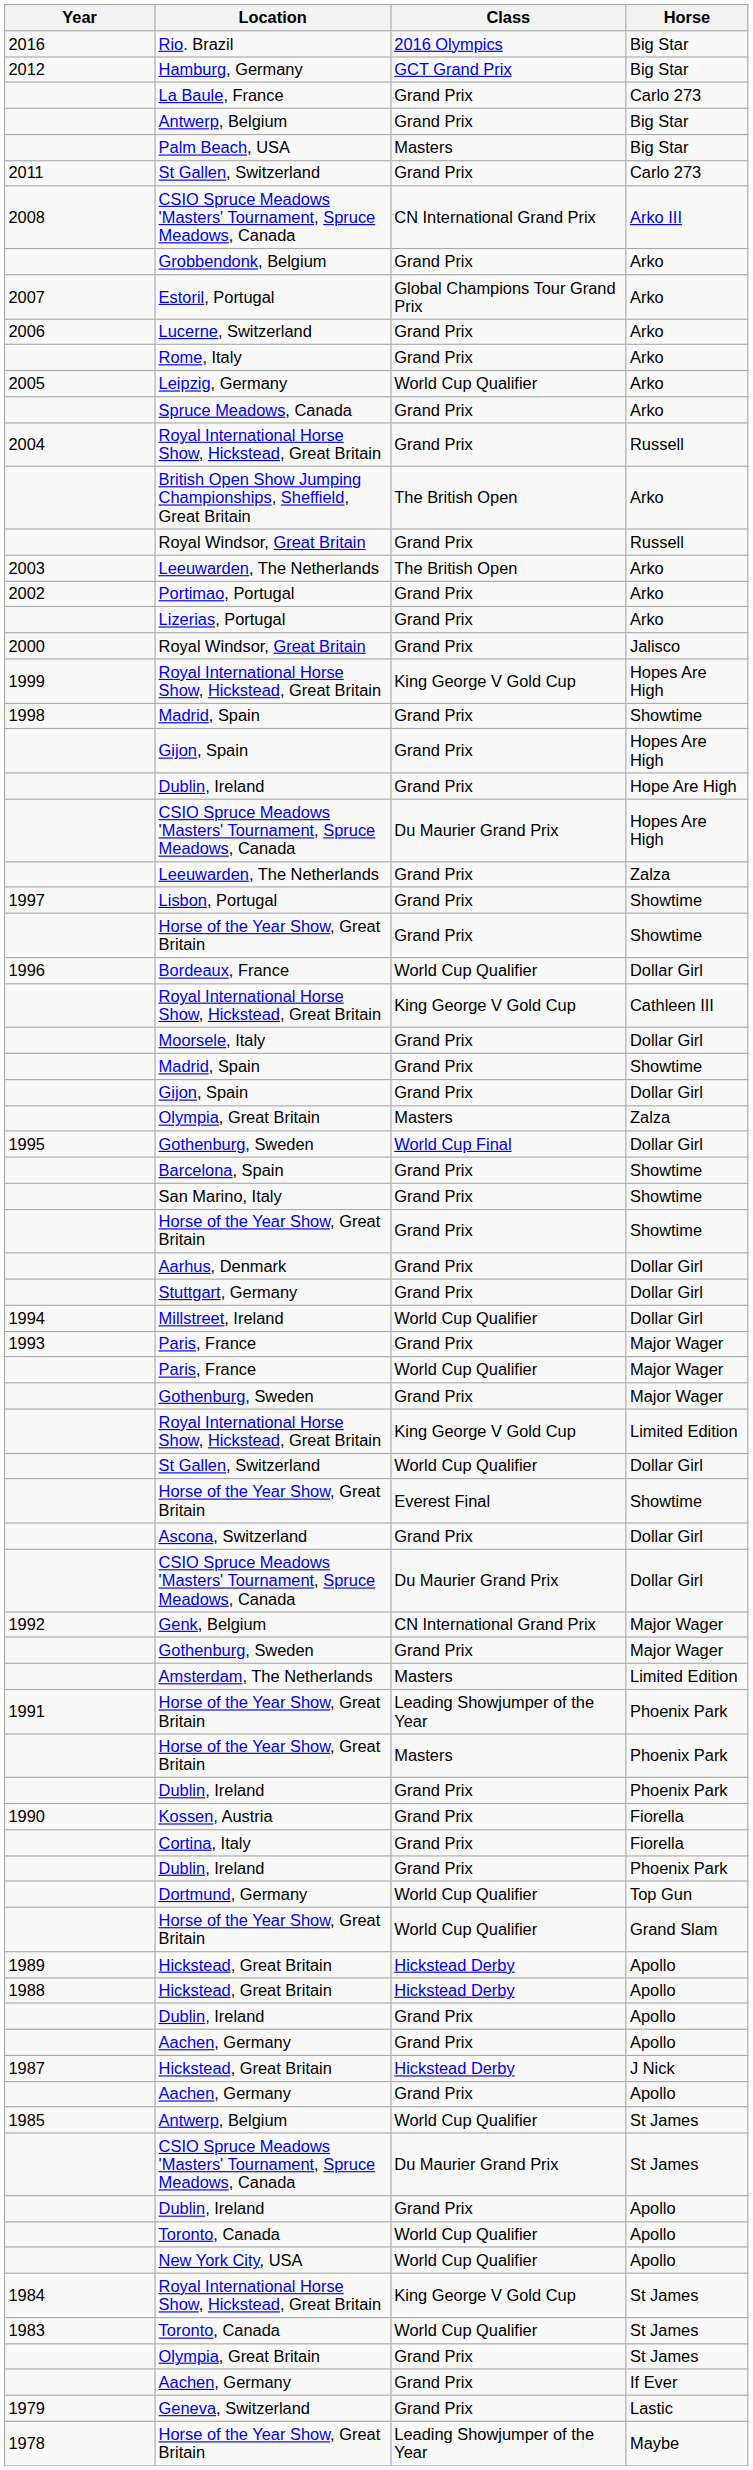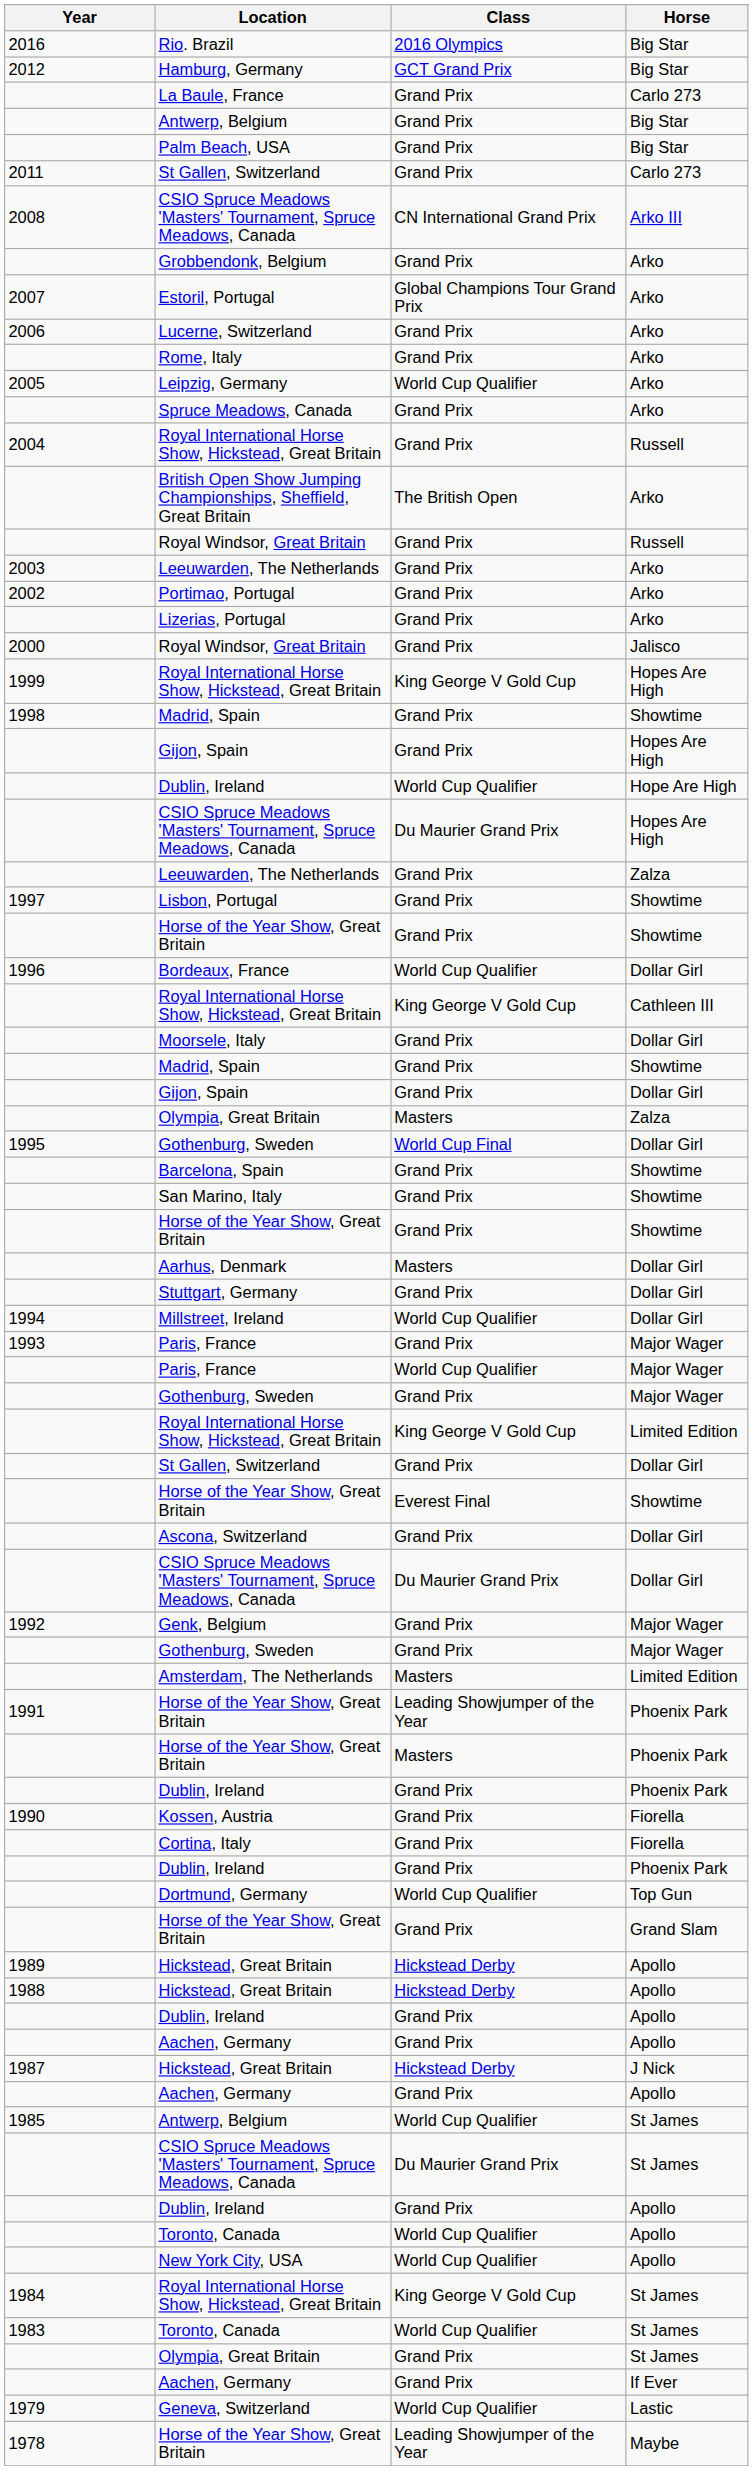(423, 148) Masters -> (434, 148) Grand Prix
(456, 568) The British Open -> (434, 568) Grand Prix
(434, 786) Grand Prix -> (466, 786) World Cup Qualifier
(434, 1267) Grand Prix -> (423, 1267) Masters
(466, 1466) World Cup Qualifier -> (434, 1466) Grand Prix
(495, 1625) CN International Grand Prix -> (434, 1625) Grand Prix
(466, 1930) World Cup Qualifier -> (434, 1930) Grand Prix
(434, 2409) Grand Prix -> (466, 2409) World Cup Qualifier
